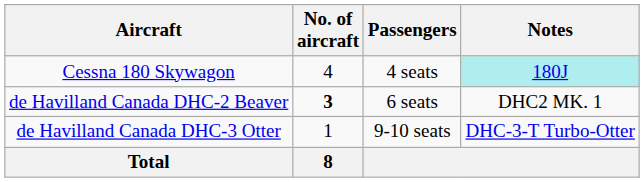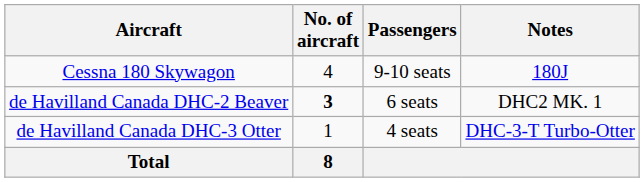(412, 71) 4 seats -> (412, 71) 9-10 seats
(550, 71) paleturquoise background -> (550, 71) no background
(412, 131) 9-10 seats -> (412, 131) 4 seats
